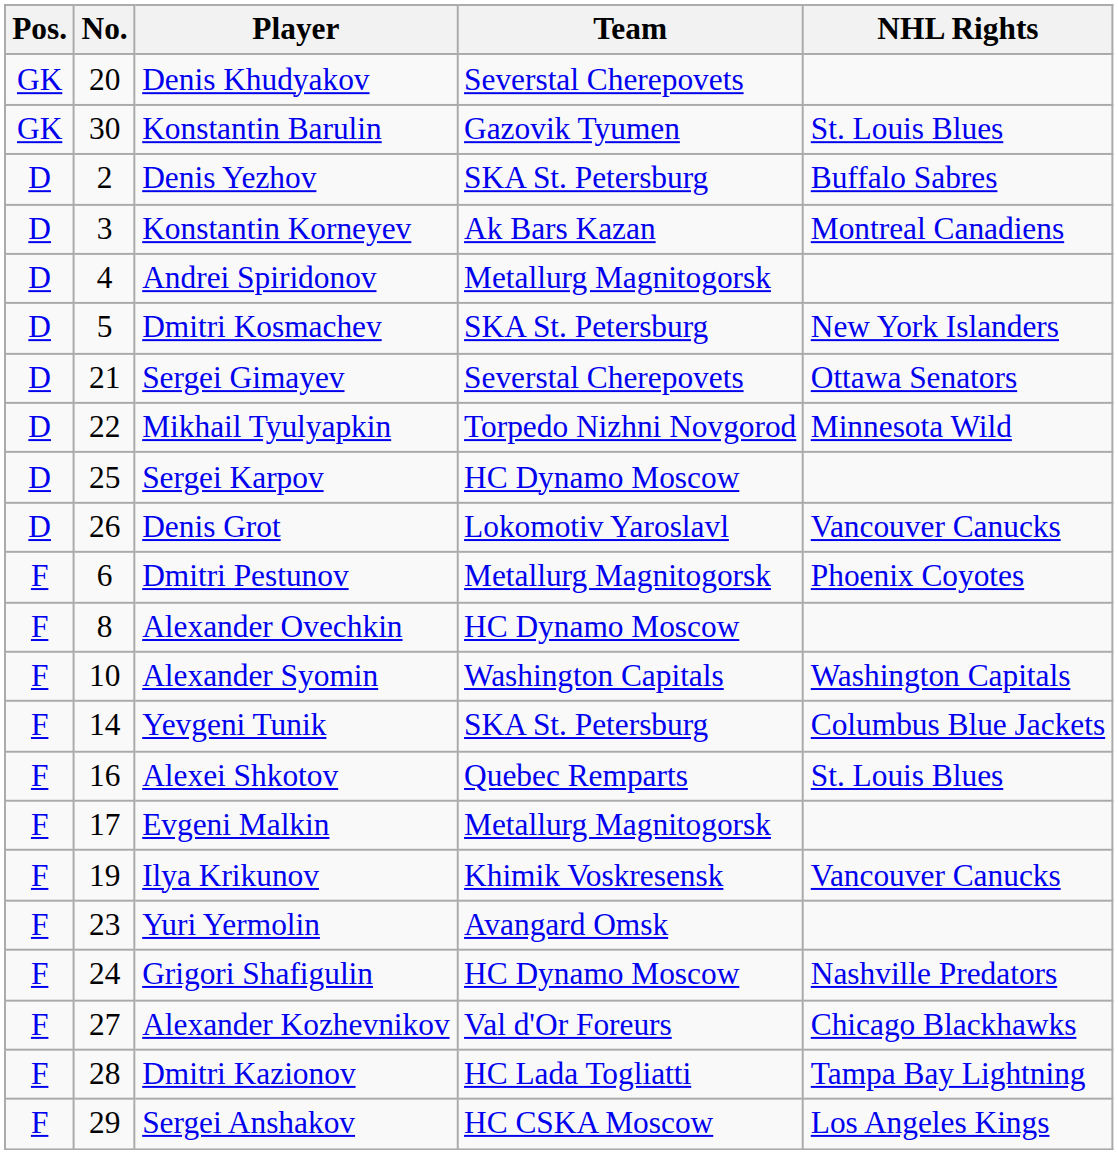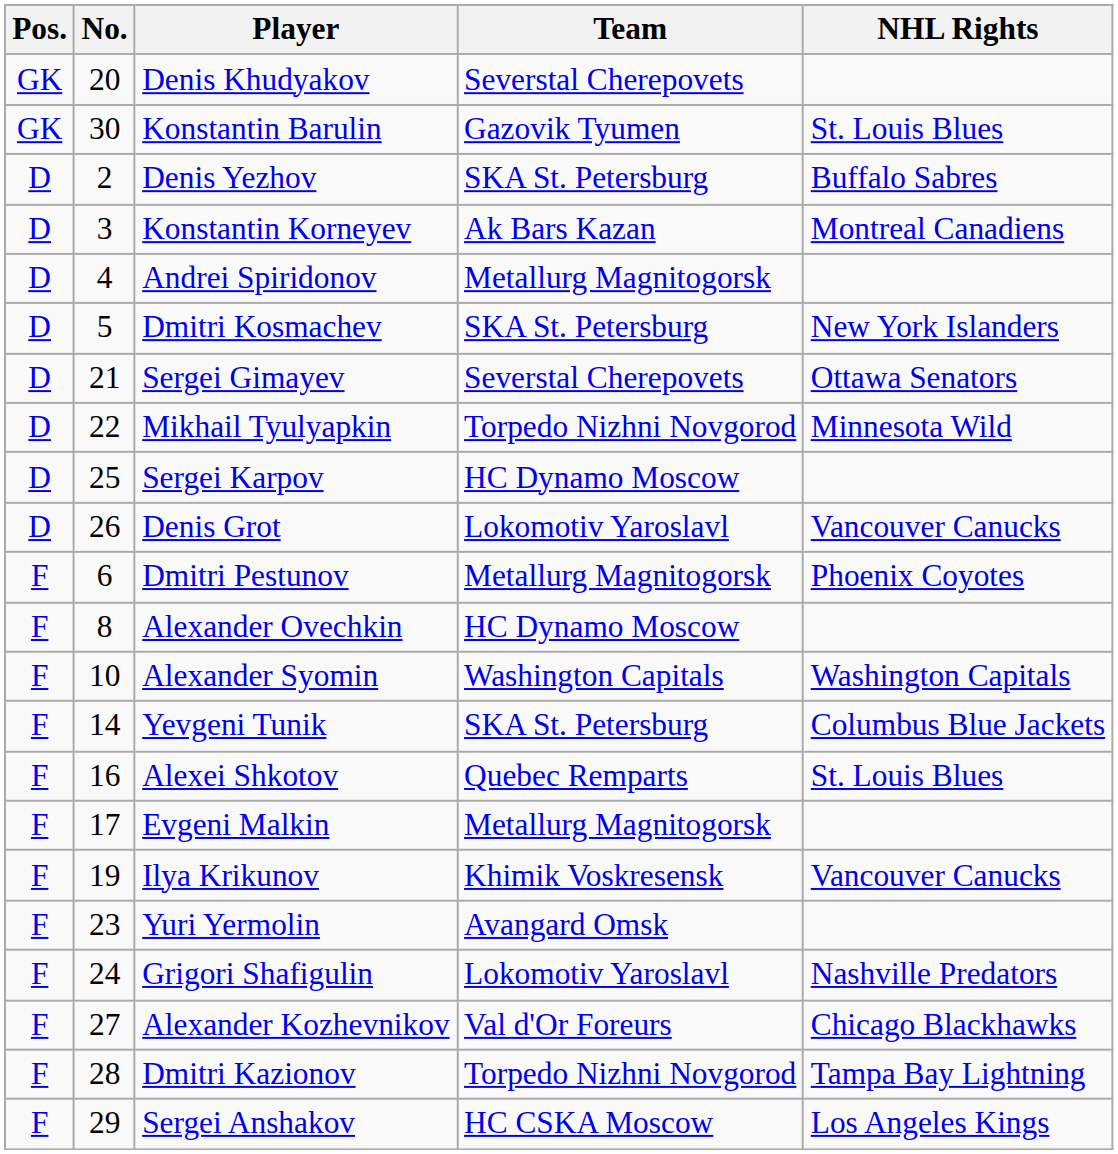(602, 974) HC Dynamo Moscow -> (596, 974) Lokomotiv Yaroslavl
(578, 1073) HC Lada Togliatti -> (630, 1073) Torpedo Nizhni Novgorod
